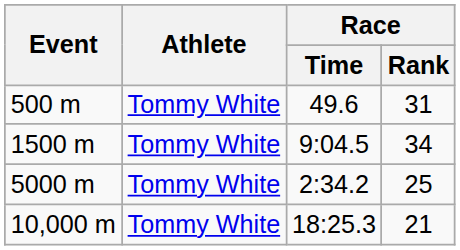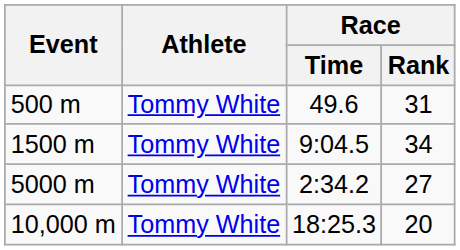(419, 184) 25 -> (419, 184) 27
(419, 224) 21 -> (419, 224) 20
